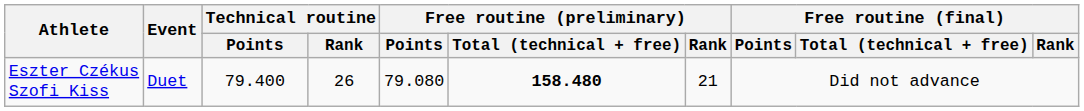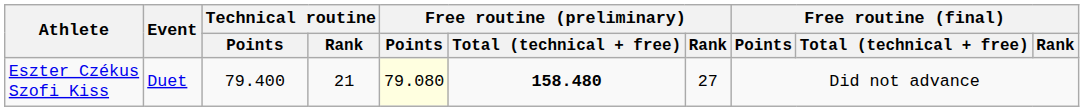(344, 82) 26 -> (344, 82) 21
(414, 82) no background -> (414, 82) lightyellow background
(708, 82) 21 -> (708, 82) 27
